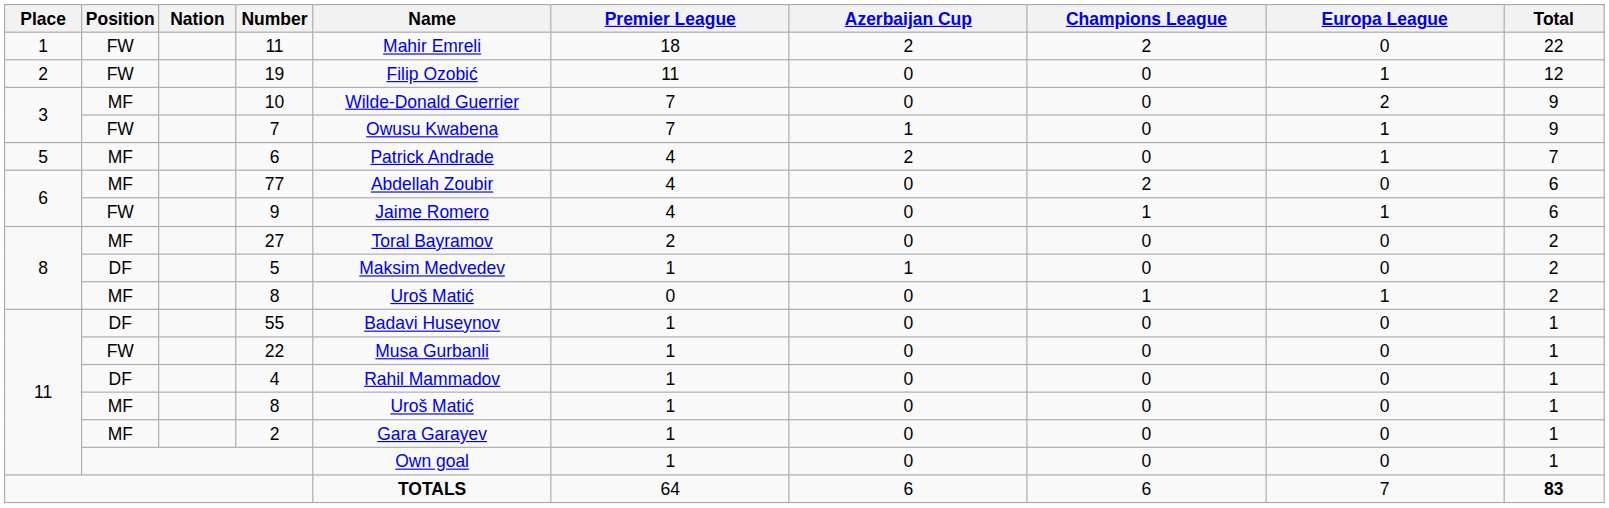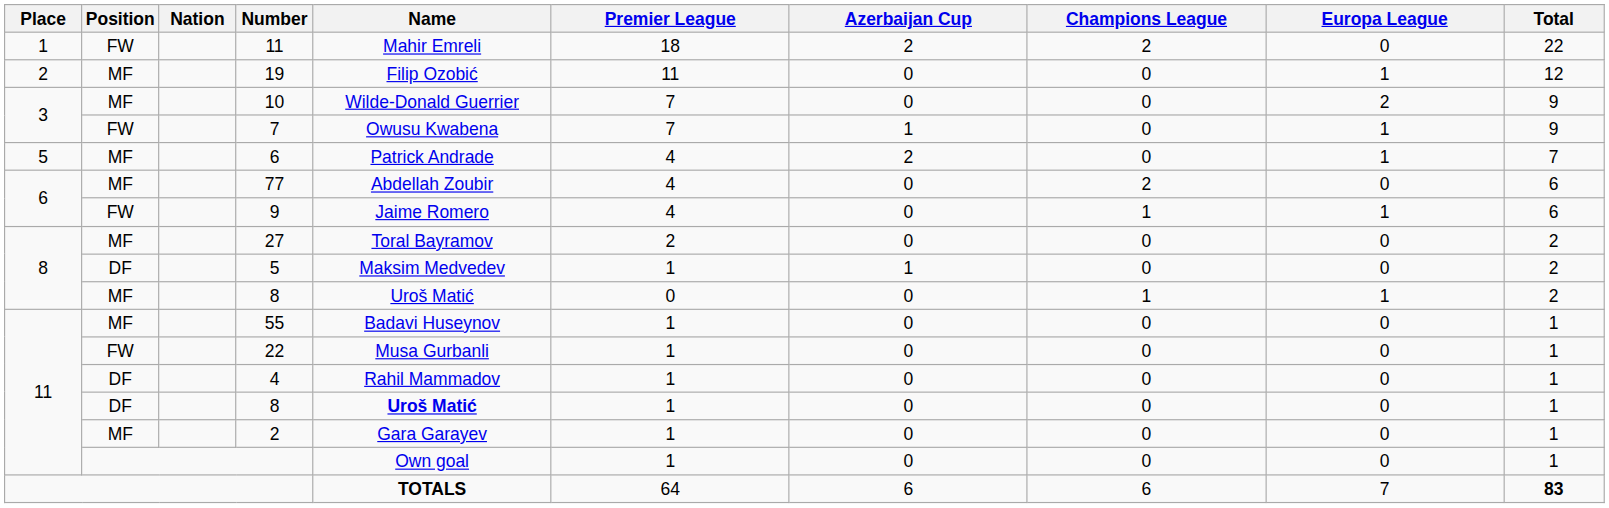(120, 74) FW -> (120, 74) MF
(120, 323) DF -> (120, 323) MF
(120, 406) MF -> (120, 406) DF
(432, 406) normal -> (432, 406) bold
